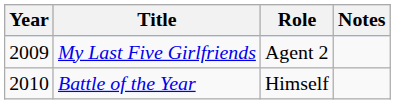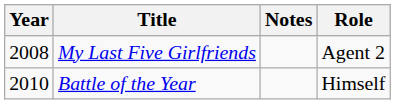columns swapped: (297, 20) <-> (362, 20)
(29, 51) 2009 -> (29, 51) 2008
